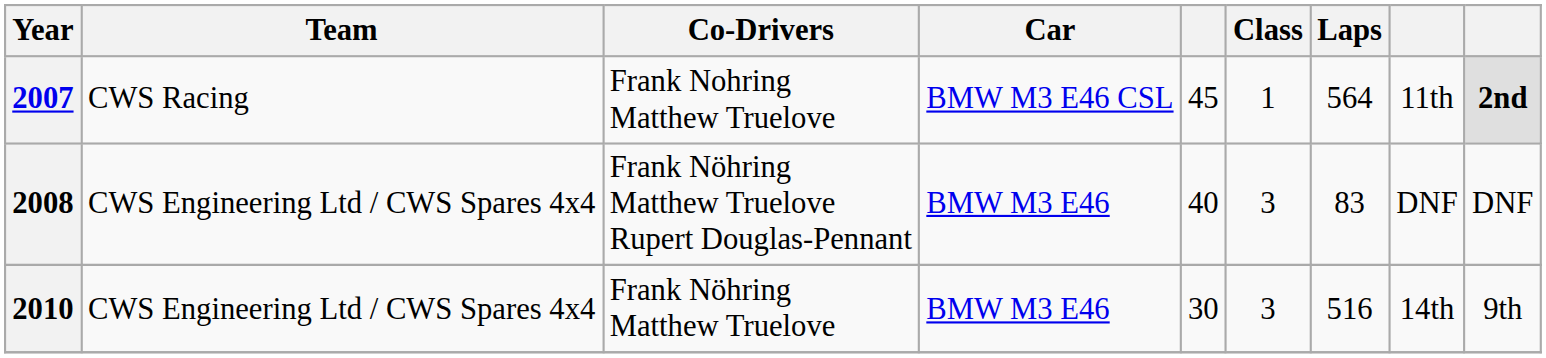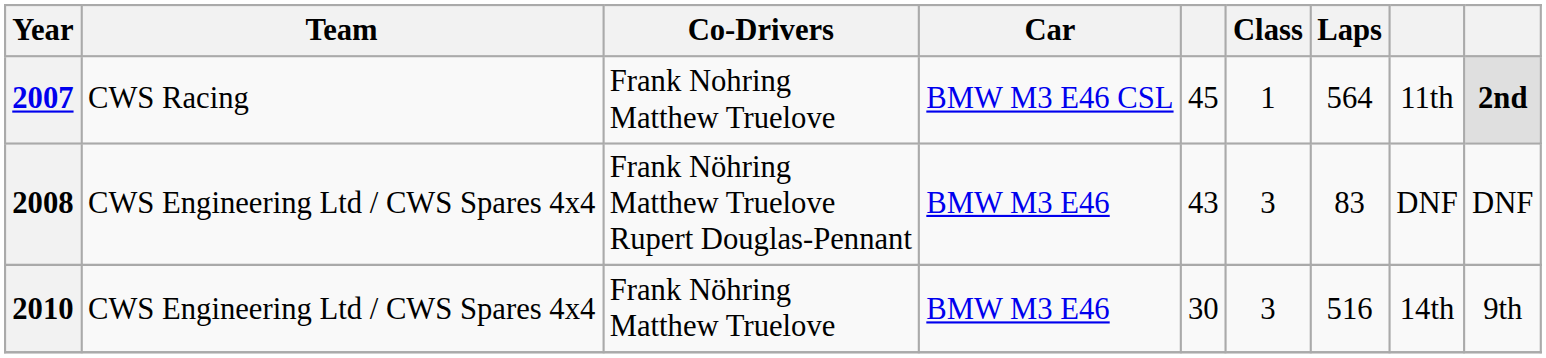(1203, 203) 40 -> (1203, 203) 43
